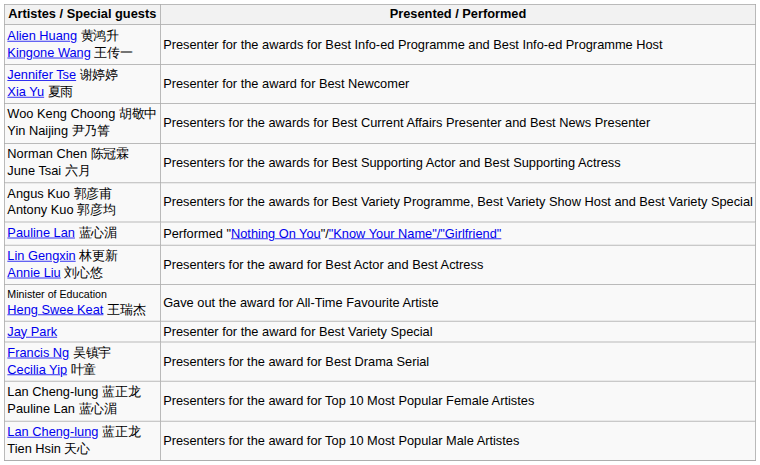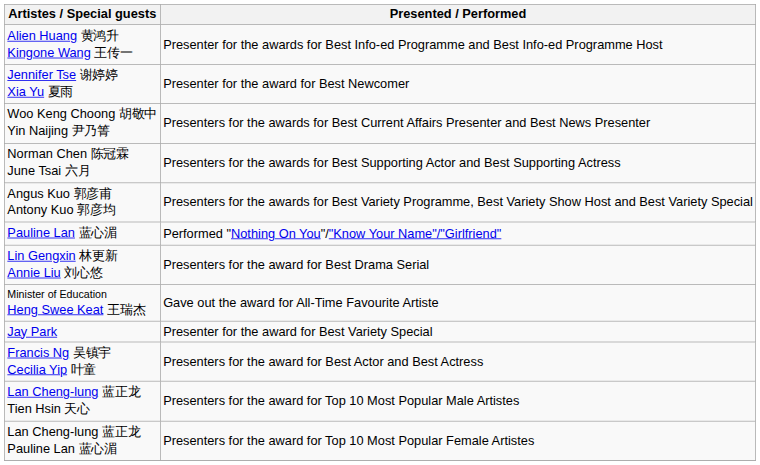(323, 264) Presenters for the award for Best Actor and Best Actress -> (296, 264) Presenters for the award for Best Drama Serial
(296, 361) Presenters for the award for Best Drama Serial -> (323, 361) Presenters for the award for Best Actor and Best Actress
rows swapped: (74, 440) <-> (74, 400)
